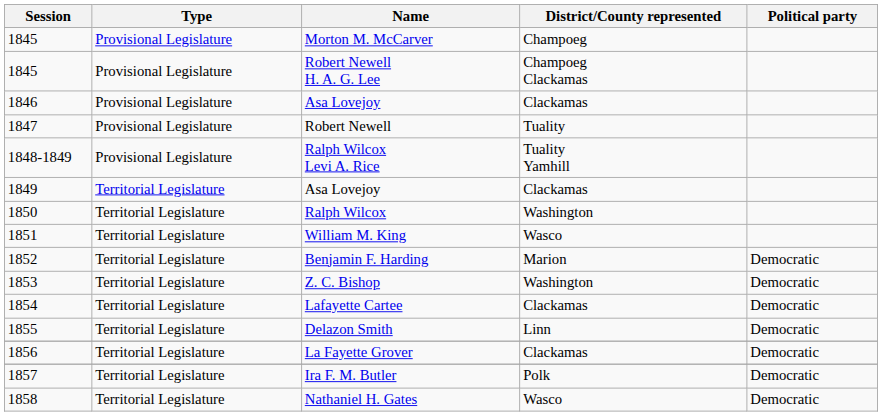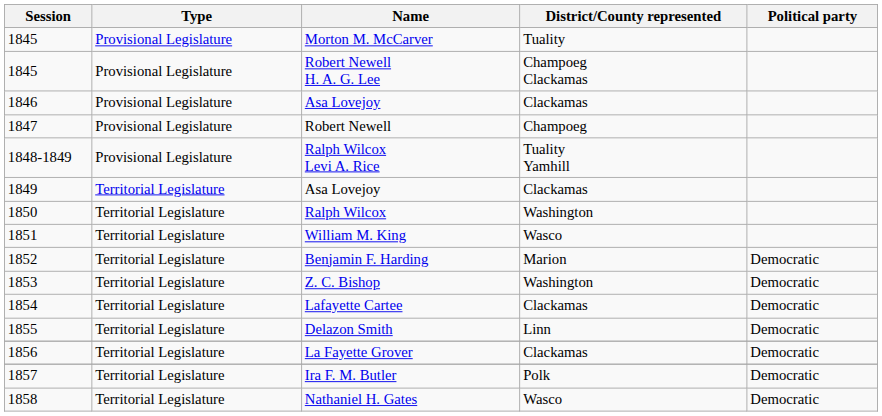(555, 39) Champoeg -> (544, 39) Tuality
(544, 126) Tuality -> (555, 126) Champoeg
